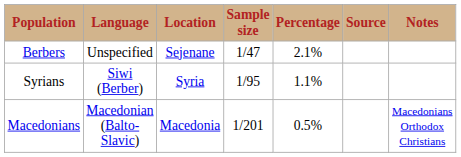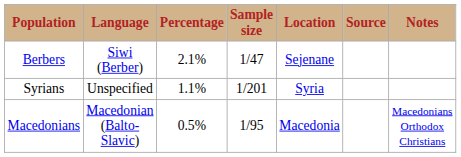columns swapped: (190, 22) <-> (308, 22)
(120, 52) Unspecified -> (120, 59) Siwi (Berber)
(120, 81) Siwi (Berber) -> (120, 89) Unspecified
(248, 81) 1/95 -> (252, 89) 1/201
(248, 125) 1/201 -> (252, 125) 1/95
